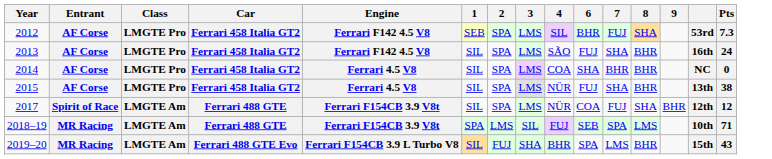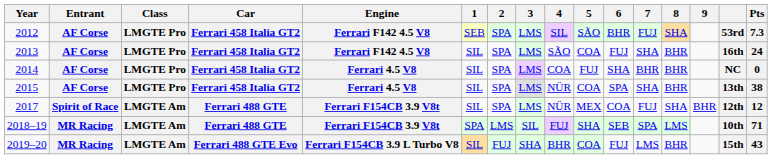+ column: (589, 13)
(588, 87) FUJ -> (619, 87) SPA
(588, 143) SPA -> (619, 143) FUJ
